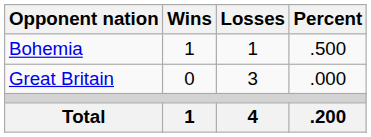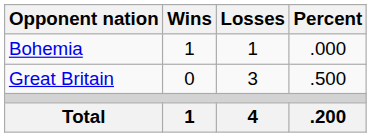(328, 49) .500 -> (328, 49) .000
(328, 78) .000 -> (328, 78) .500
